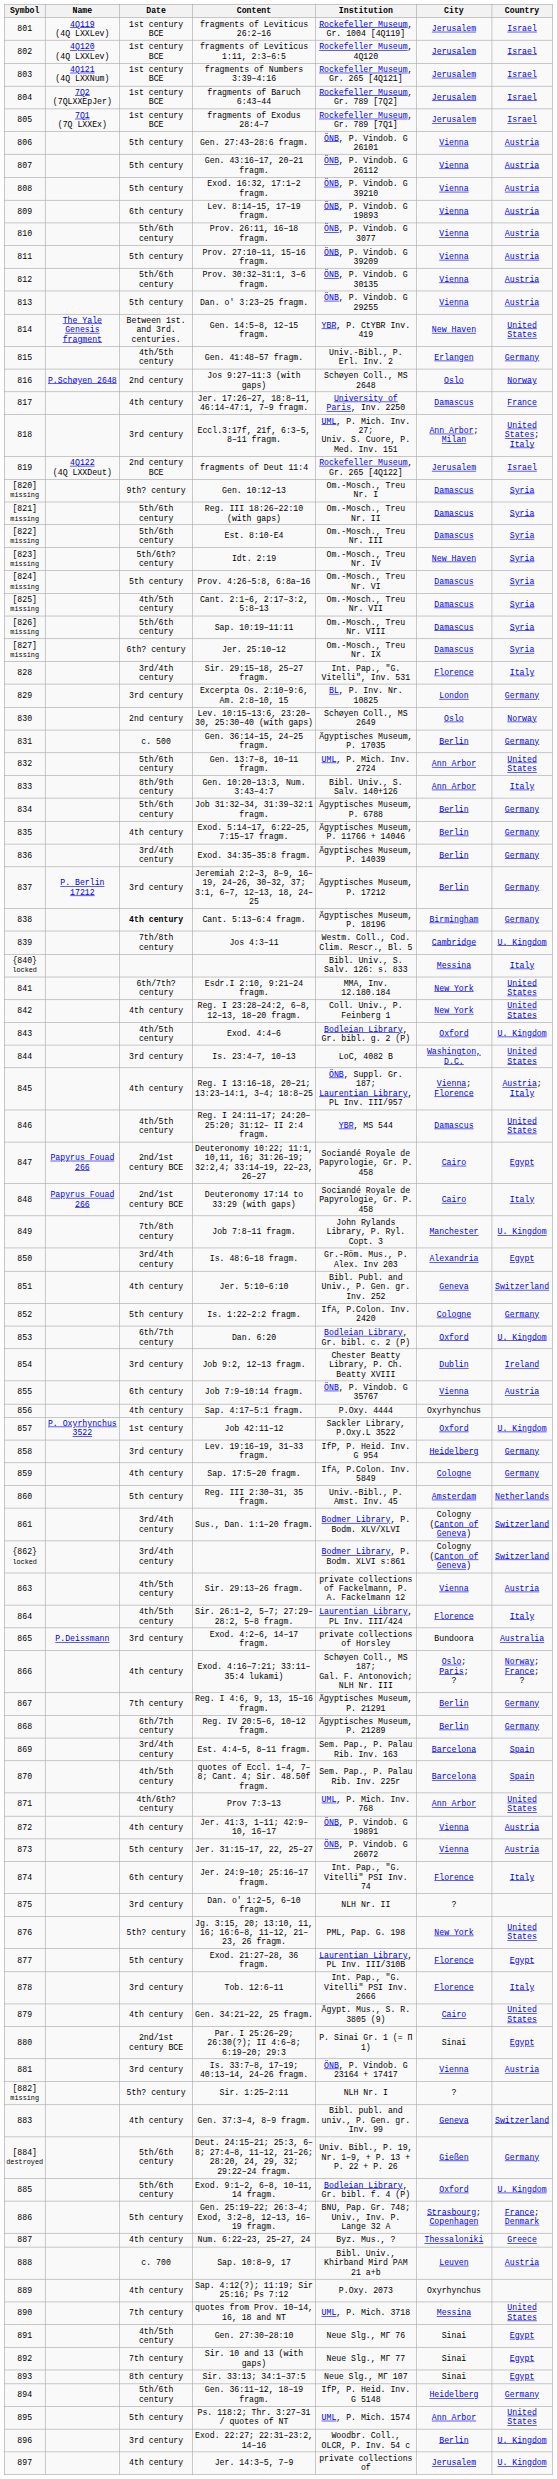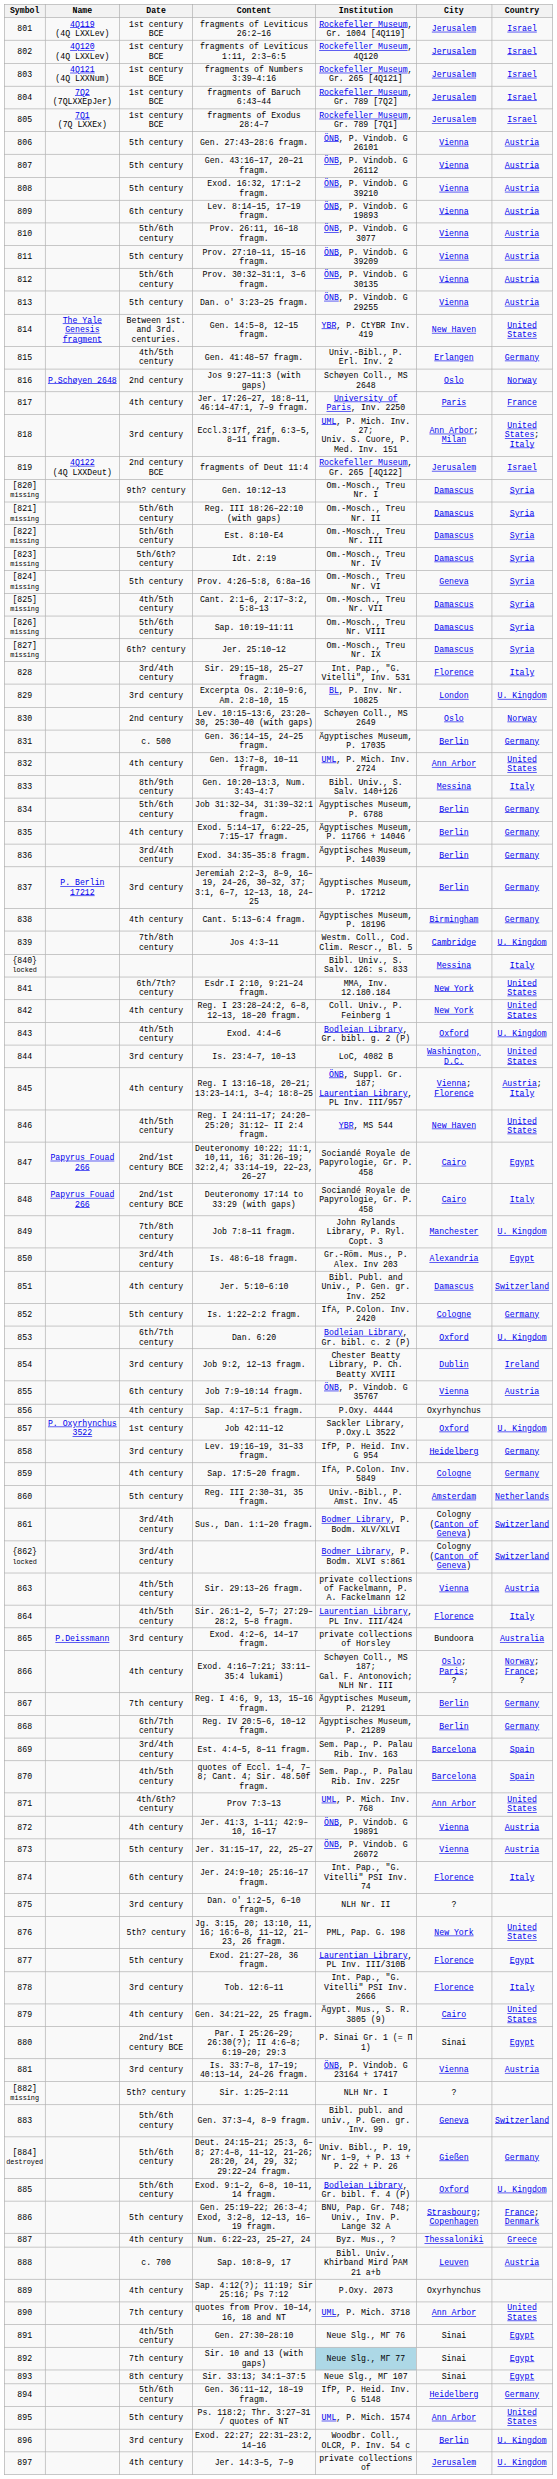(454, 403) Damascus -> (454, 403) Paris
(454, 559) New Haven -> (454, 559) Damascus
(454, 582) Damascus -> (454, 582) Geneva
(522, 696) Germany -> (522, 696) U. Kingdom
(156, 764) 5th/6th century -> (156, 764) 4th century
(454, 787) Ann Arbor -> (454, 787) Messina
(156, 920) bold -> (156, 920) normal
(454, 1126) Damascus -> (454, 1126) New Haven
(454, 1287) Geneva -> (454, 1287) Damascus
(156, 2121) 4th century -> (156, 2121) 5th/6th century
(454, 2313) Messina -> (454, 2313) Ann Arbor
(366, 2359) no background -> (366, 2359) lightblue background
